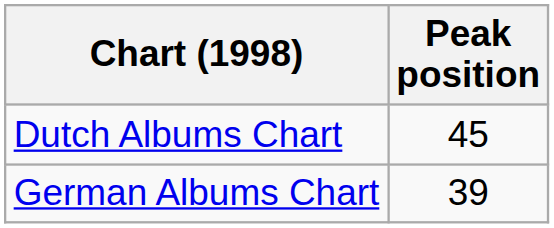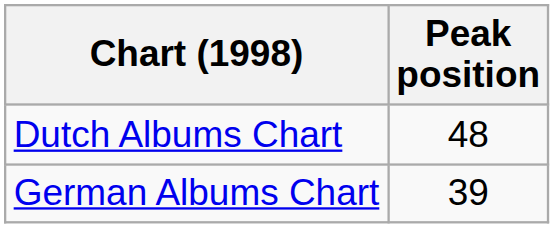(468, 134) 45 -> (468, 134) 48
